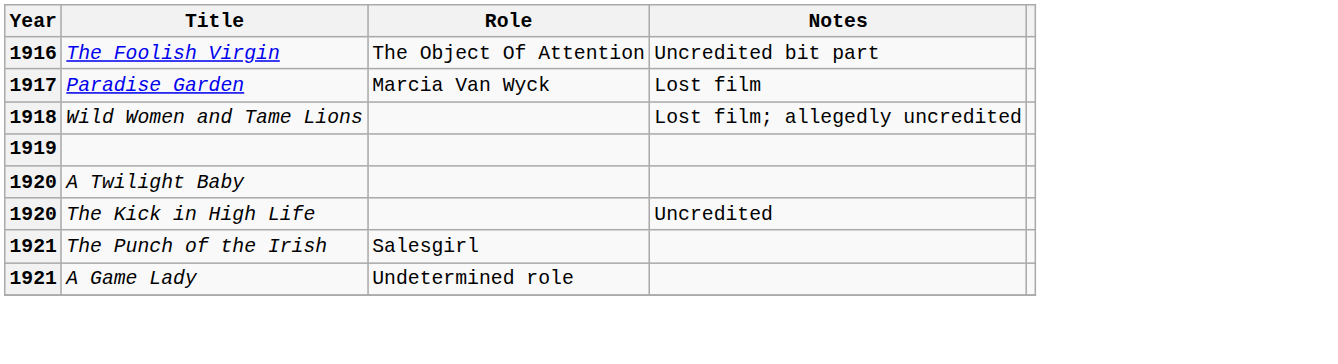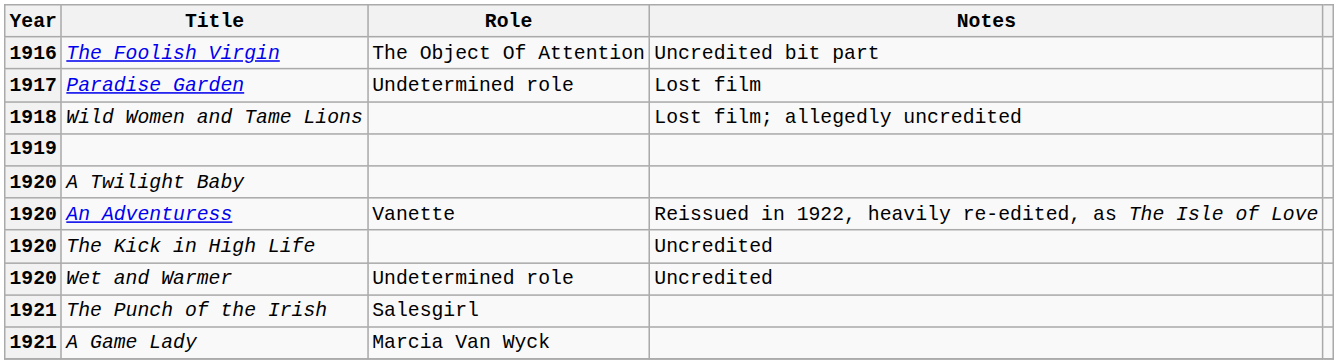(461, 85) Marcia Van Wyck -> (473, 85) Undetermined role
+ row: (33, 214)
+ row: (33, 279)
(473, 279) Undetermined role -> (461, 343) Marcia Van Wyck
